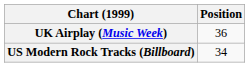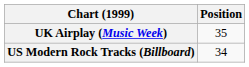(221, 33) 36 -> (221, 33) 35
